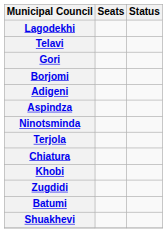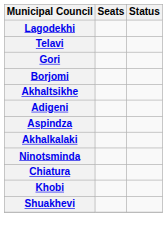+ row: (50, 92)
+ row: (50, 140)
- row: (50, 140)
- row: (50, 188)
- row: (50, 204)
